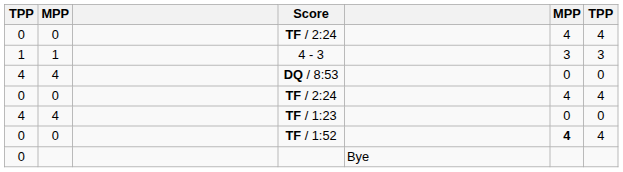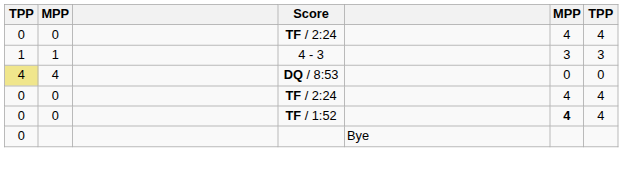(21, 75) no background -> (21, 75) khaki background
- row: (55, 116)
